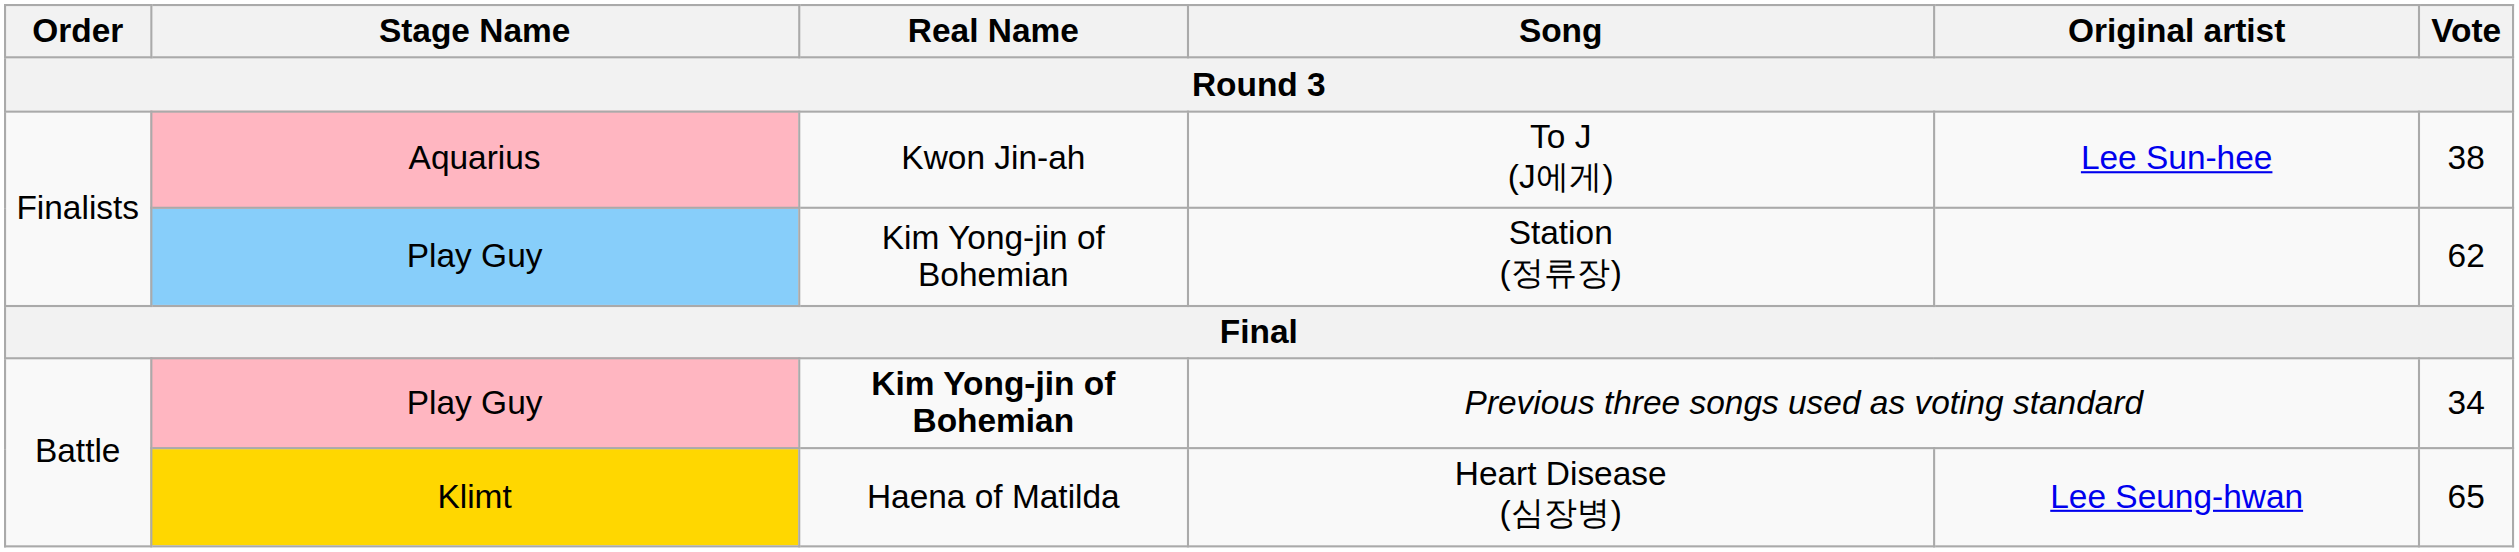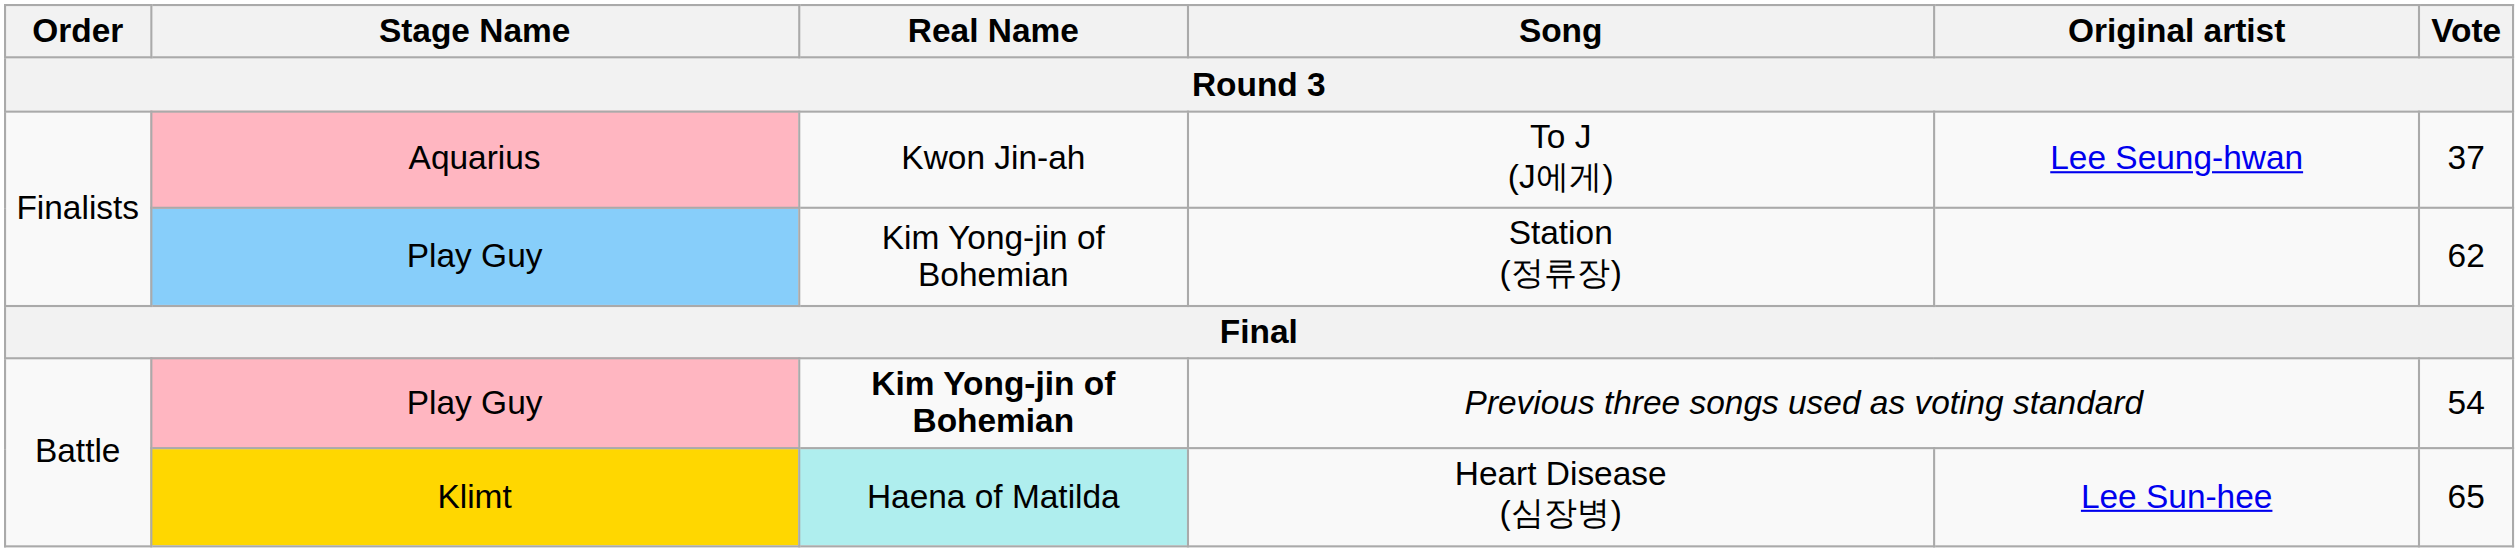(2177, 159) Lee Sun-hee -> (2177, 159) Lee Seung-hwan
(2466, 159) 38 -> (2466, 159) 37
(2466, 402) 34 -> (2466, 402) 54
(993, 496) no background -> (993, 496) paleturquoise background
(2177, 496) Lee Seung-hwan -> (2177, 496) Lee Sun-hee
